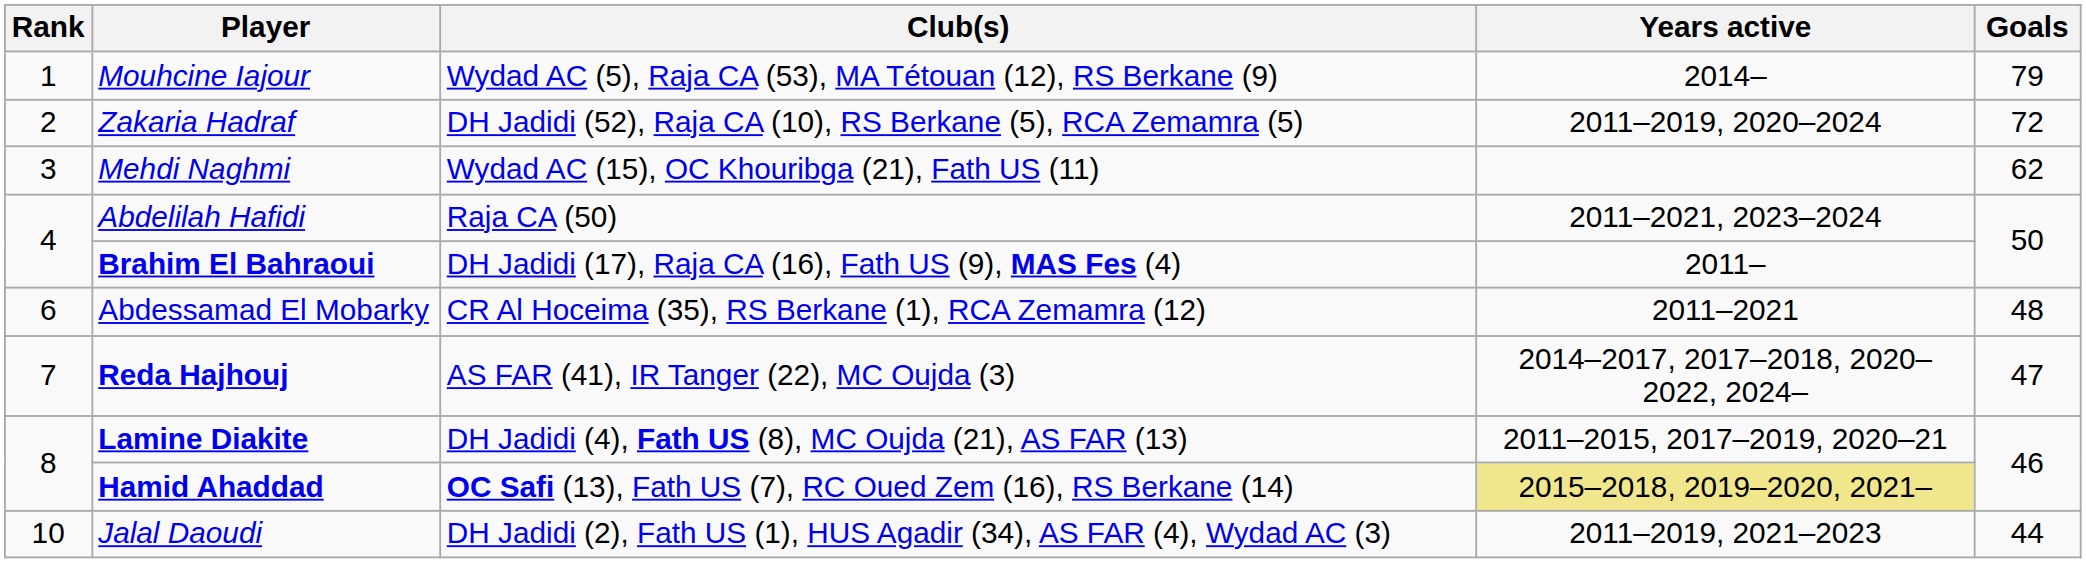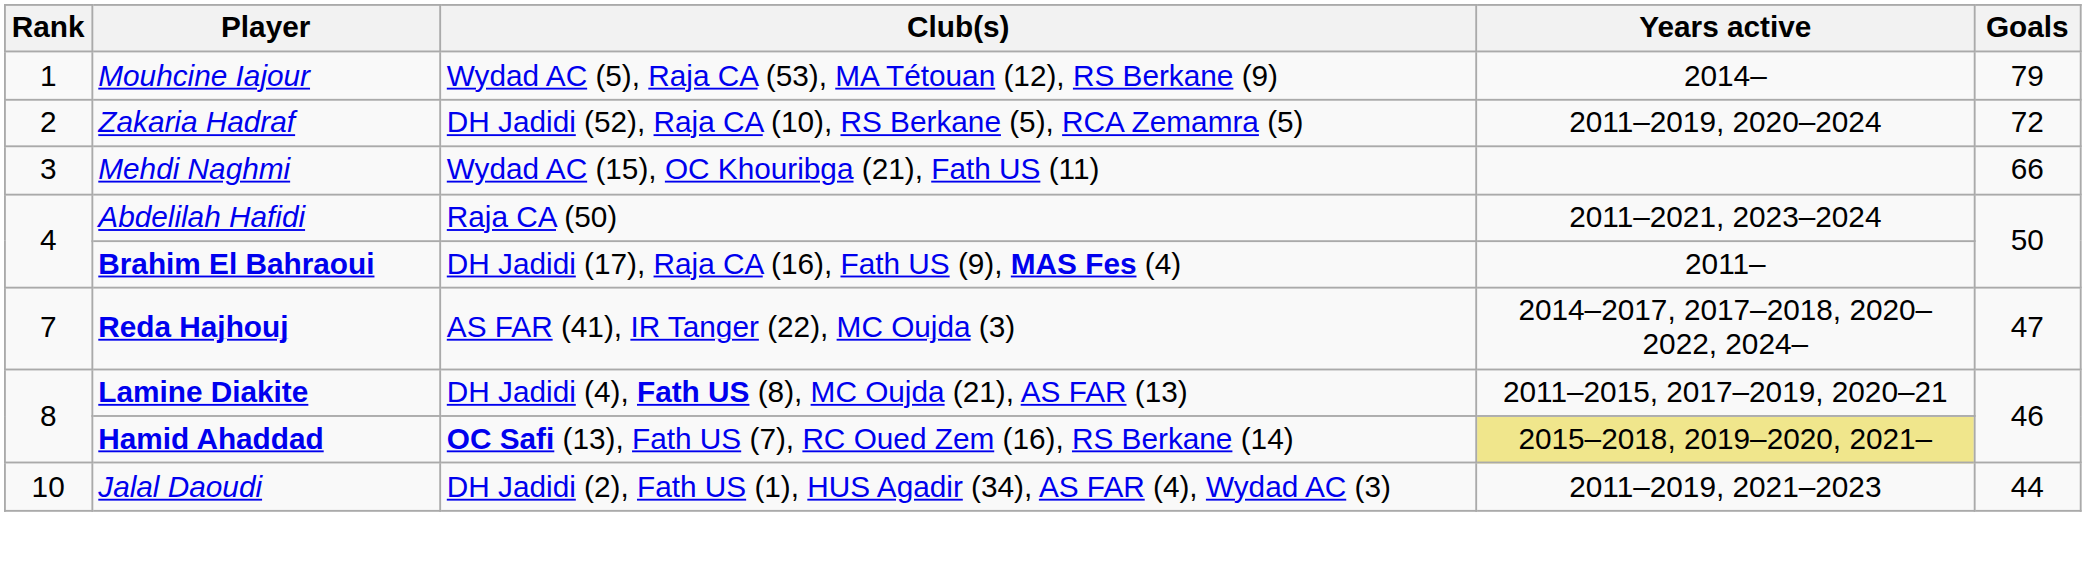(2027, 169) 62 -> (2027, 169) 66
- row: (264, 311)
